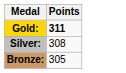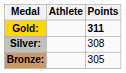+ column: (66, 12)
